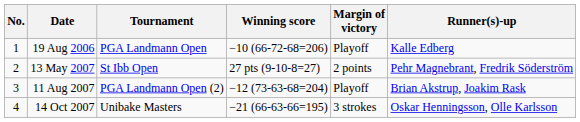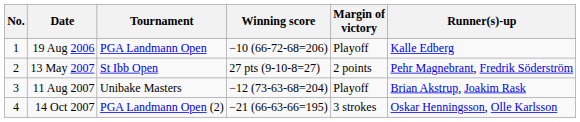(162, 88) PGA Landmann Open (2) -> (141, 88) Unibake Masters
(141, 108) Unibake Masters -> (162, 108) PGA Landmann Open (2)
